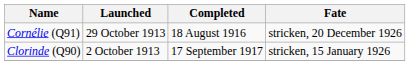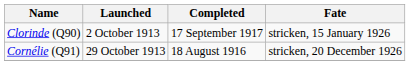rows swapped: (44, 51) <-> (43, 32)
